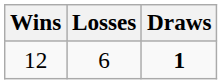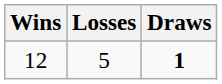(104, 59) 6 -> (104, 59) 5
